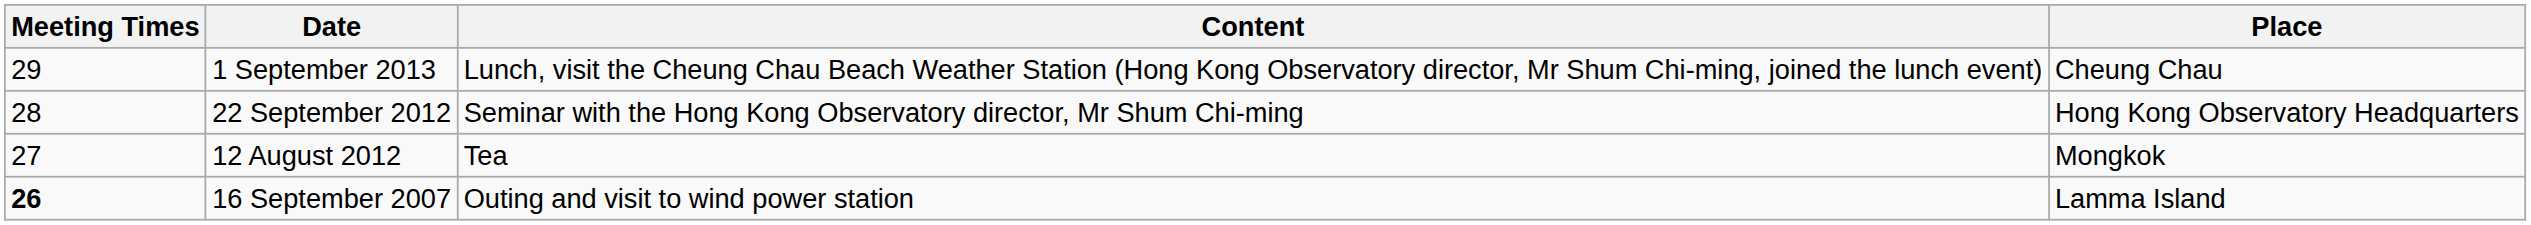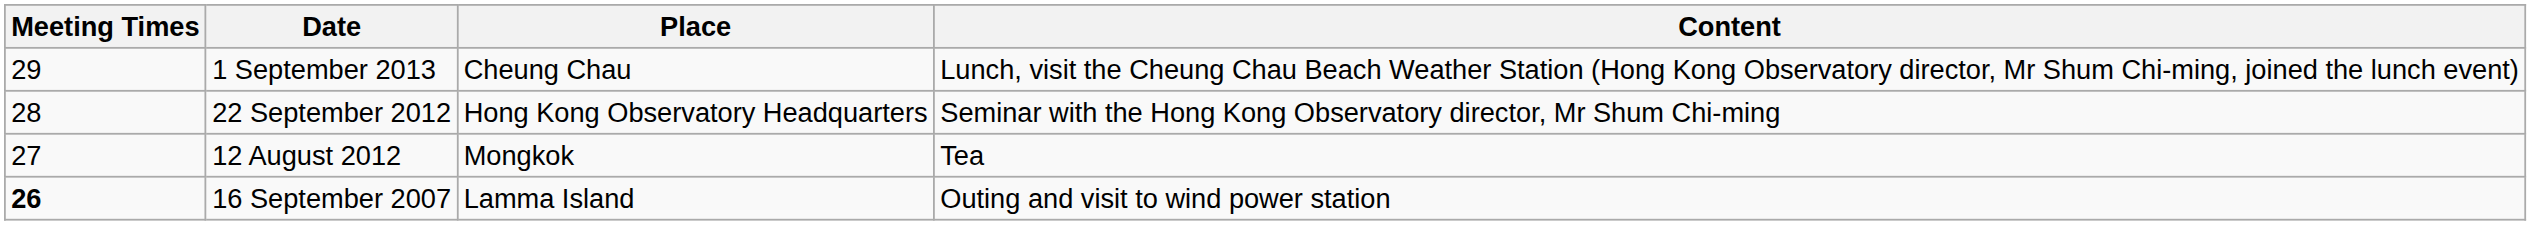columns swapped: (2287, 27) <-> (1253, 27)
